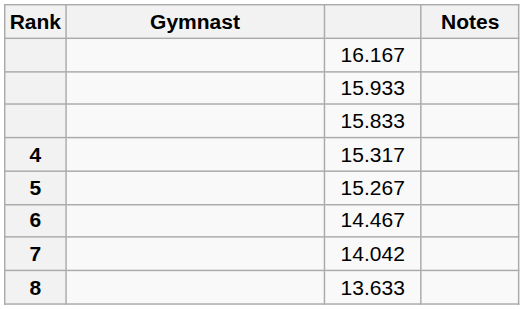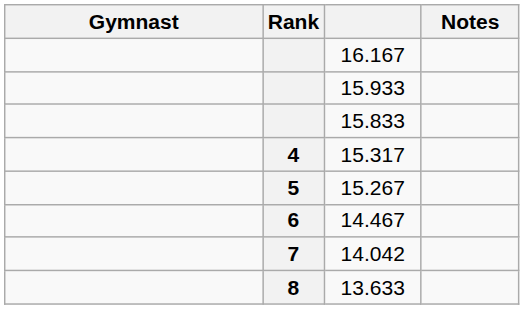columns swapped: (35, 22) <-> (195, 22)
